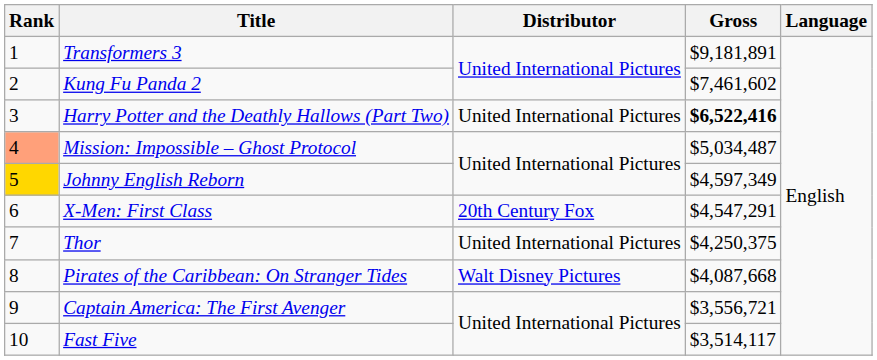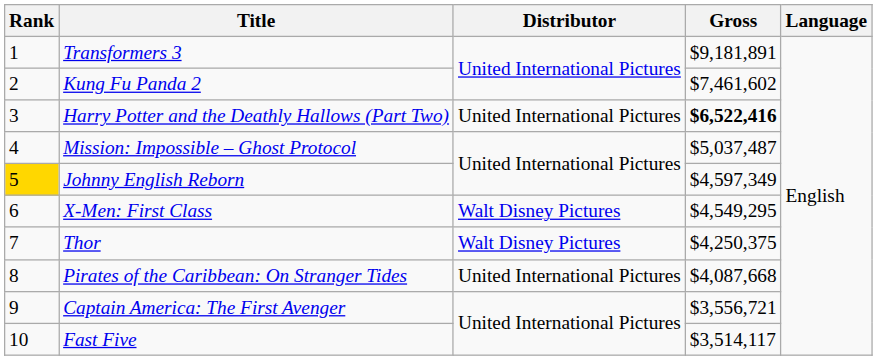(14, 147) lightsalmon background -> (14, 147) no background
(733, 147) $5,034,487 -> (733, 147) $5,037,487
(526, 211) 20th Century Fox -> (539, 211) Walt Disney Pictures
(733, 211) $4,547,291 -> (733, 211) $4,549,295
(569, 243) United International Pictures -> (539, 243) Walt Disney Pictures
(539, 275) Walt Disney Pictures -> (569, 275) United International Pictures
